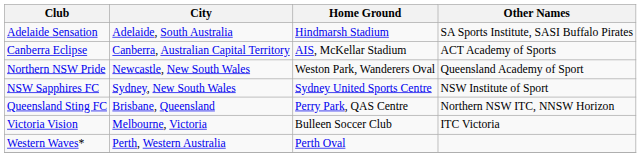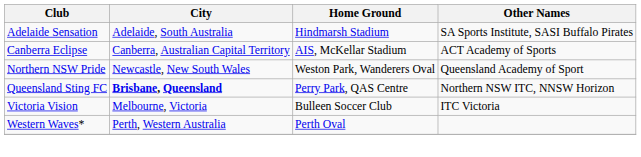- row: (53, 87)
(164, 106) normal -> (167, 87) bold
